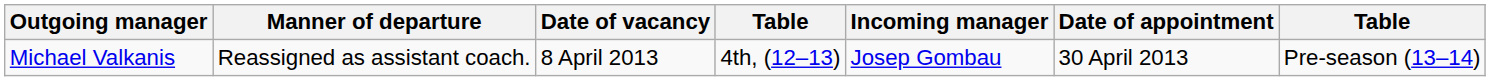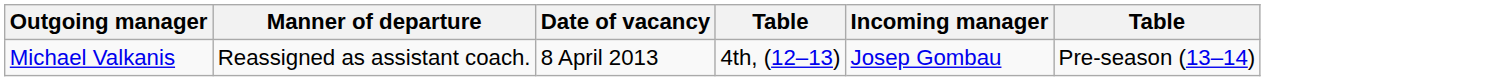- column: (1166, 22)
